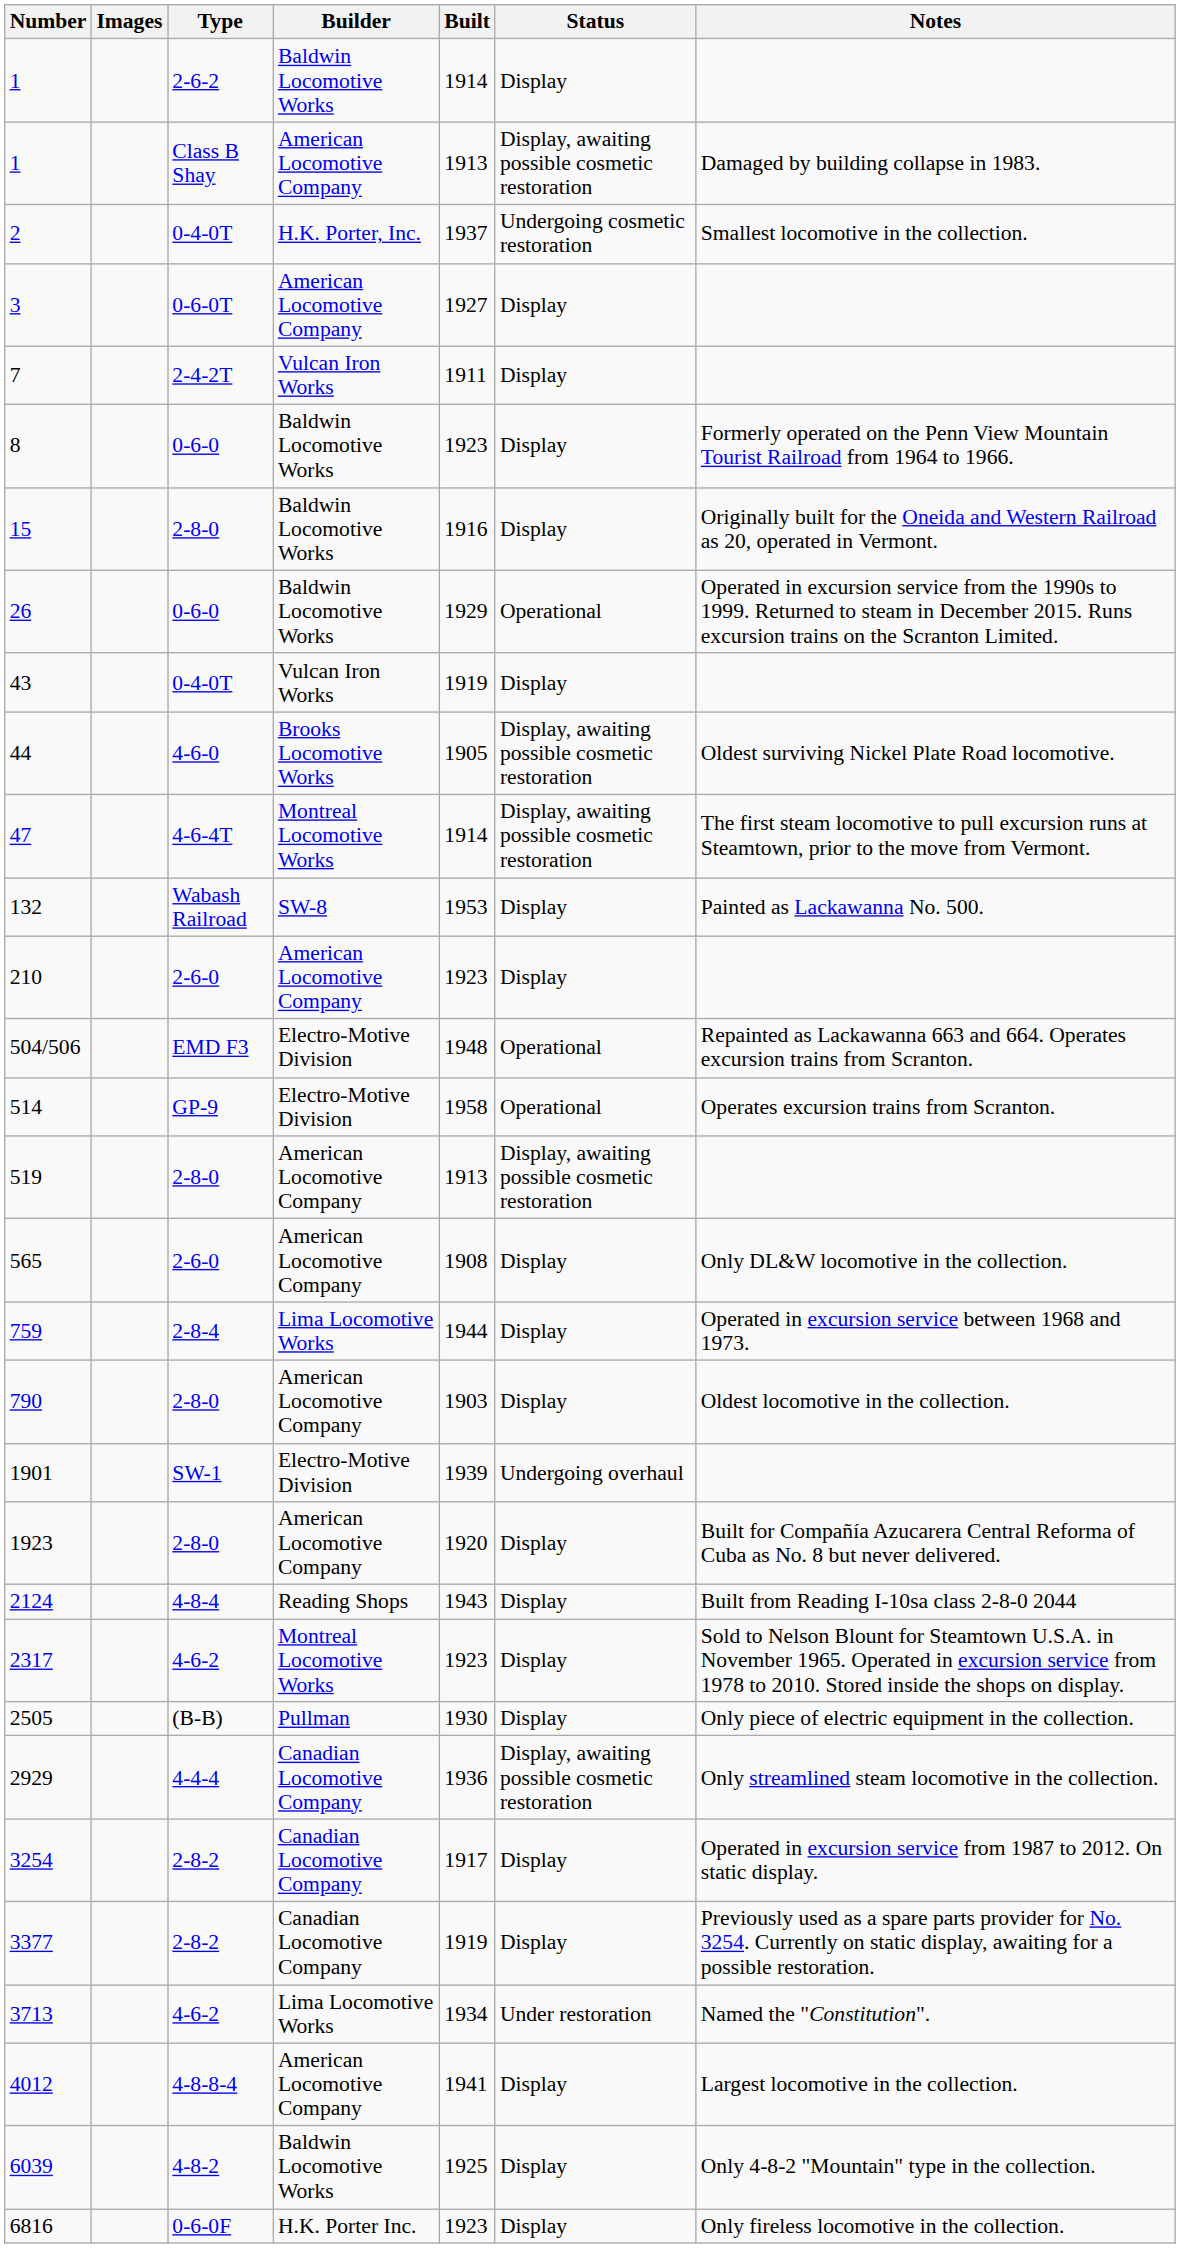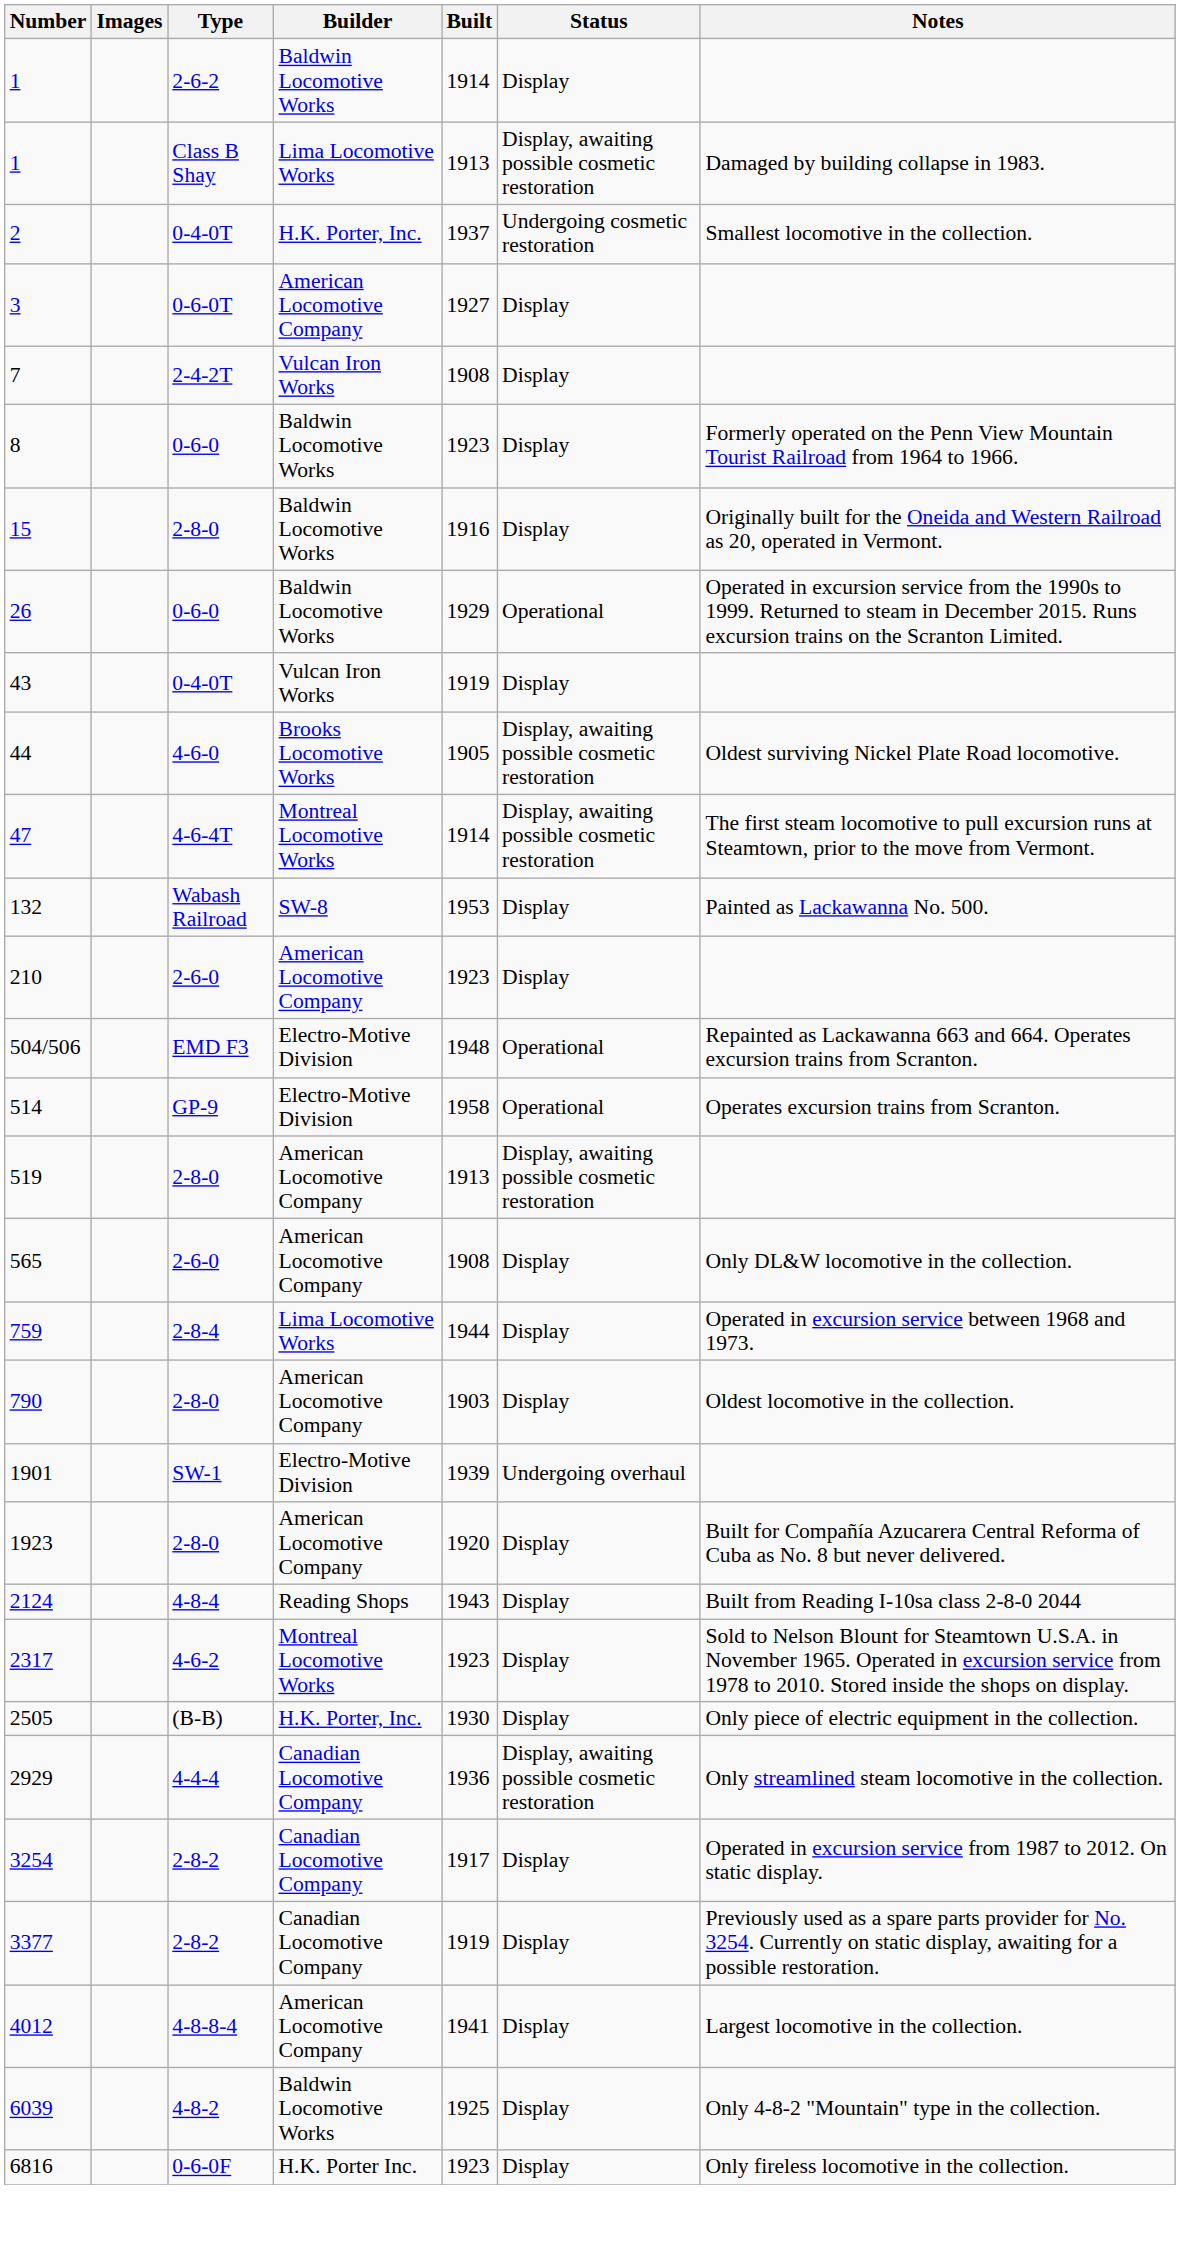(330, 163) American Locomotive Company -> (356, 163) Lima Locomotive Works
(466, 375) 1911 -> (468, 375) 1908
(314, 1718) Pullman -> (350, 1718) H.K. Porter, Inc.
- row: (31, 2013)
